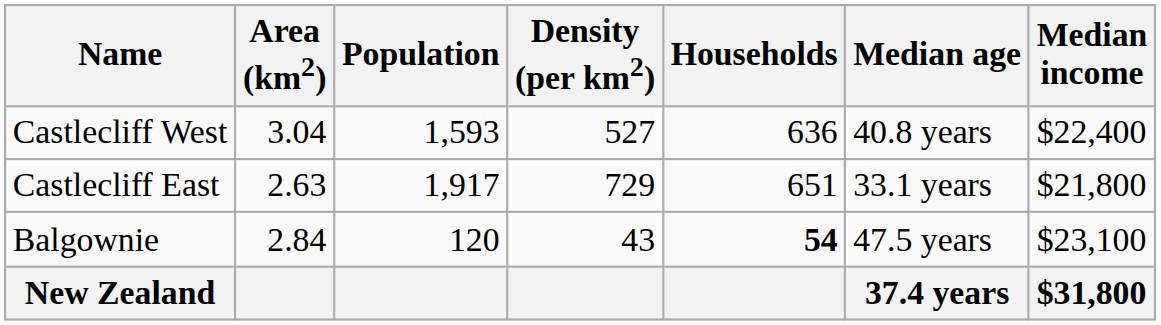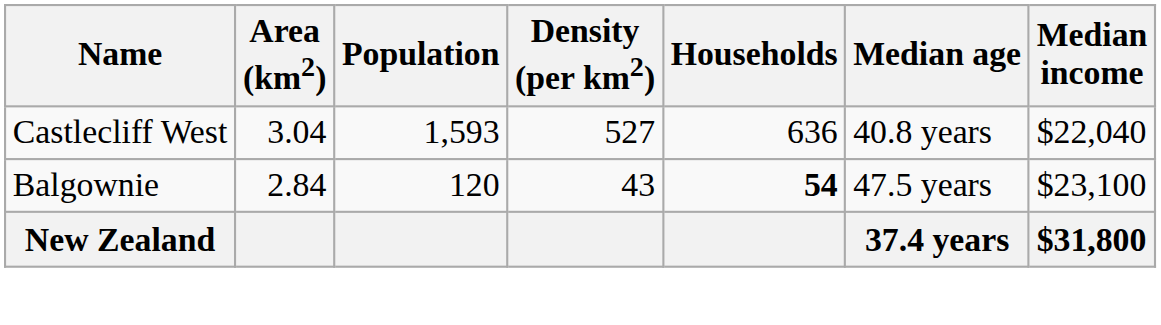(1092, 131) $22,400 -> (1092, 131) $22,040
- row: (116, 185)
